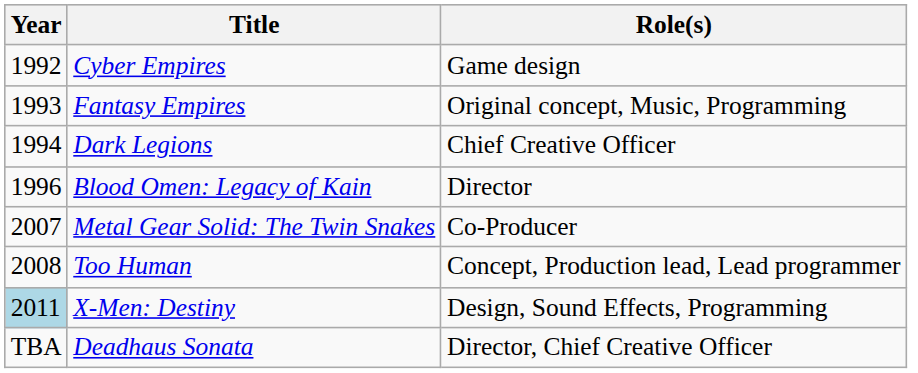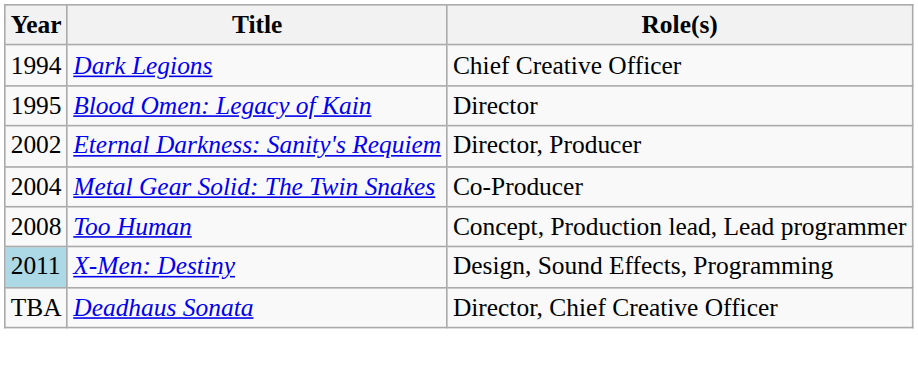- row: (149, 65)
- row: (159, 105)
(36, 186) 1996 -> (36, 105) 1995
+ row: (257, 145)
(36, 226) 2007 -> (36, 186) 2004
